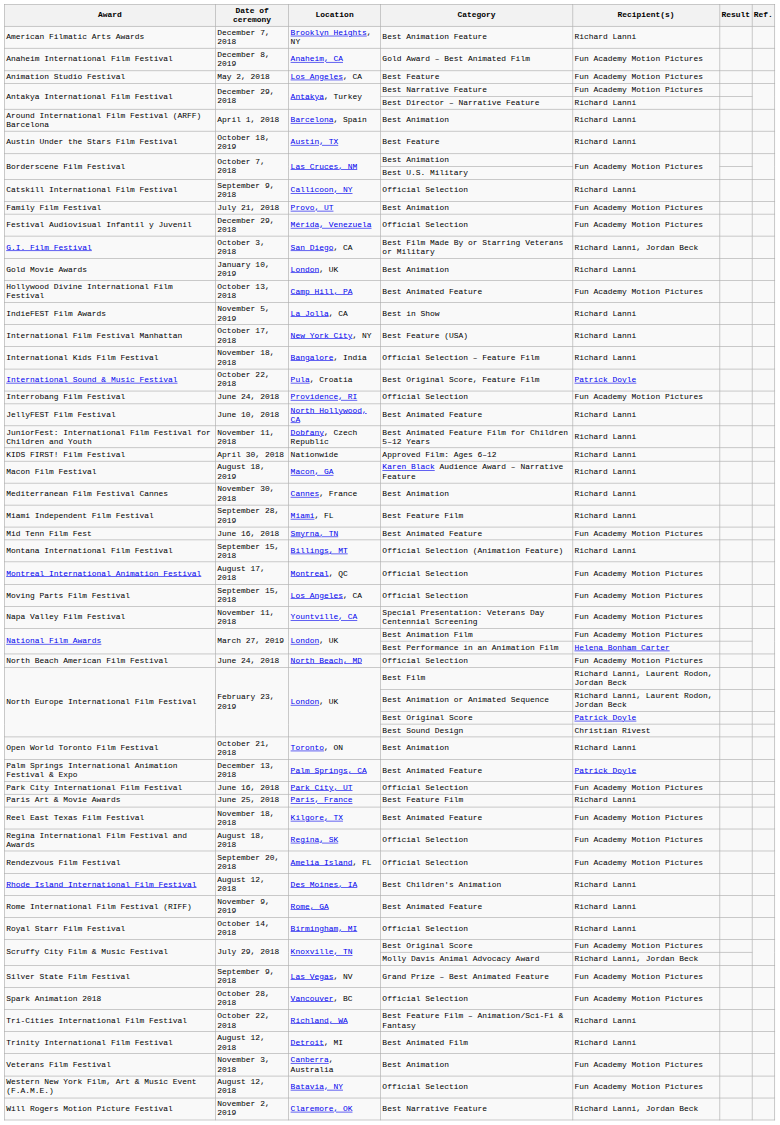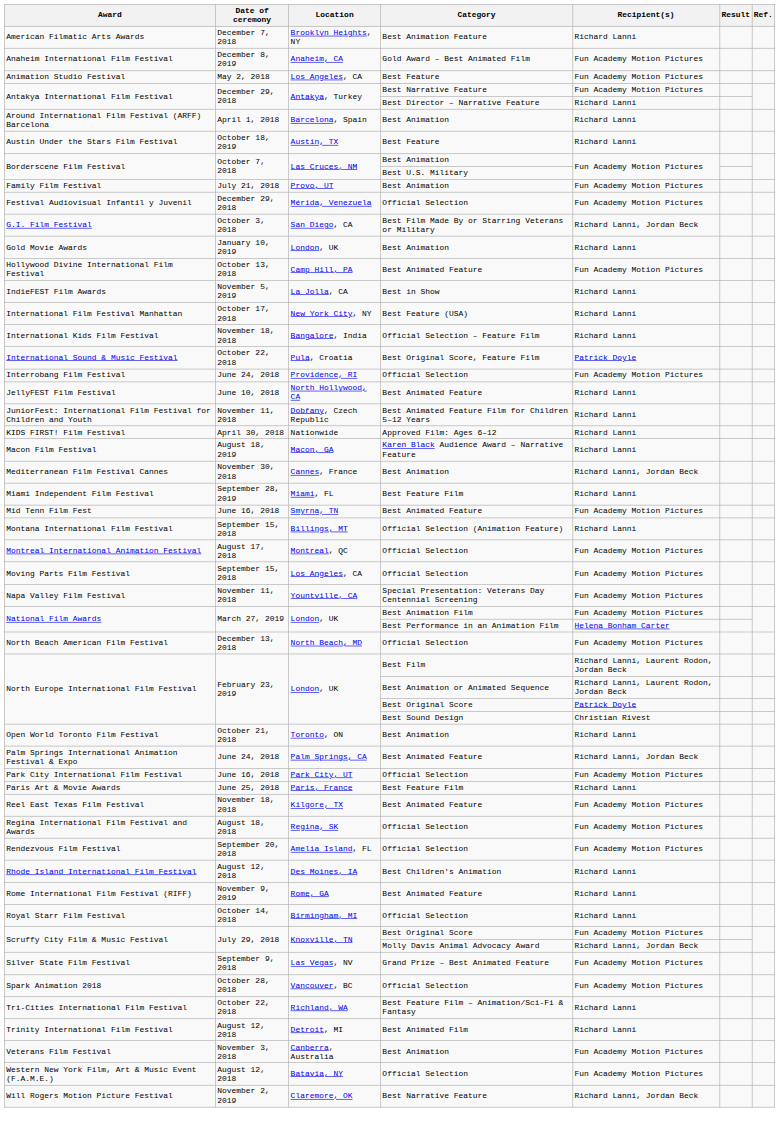- row: (92, 190)
(605, 494) Richard Lanni -> (636, 472) Richard Lanni, Jordan Beck
(248, 661) June 24, 2018 -> (246, 643) December 13, 2018
(246, 770) December 13, 2018 -> (248, 757) June 24, 2018
(605, 770) Patrick Doyle -> (636, 757) Richard Lanni, Jordan Beck
